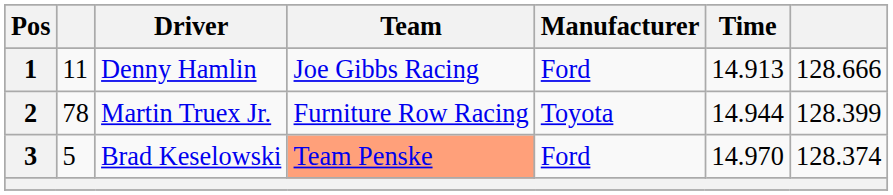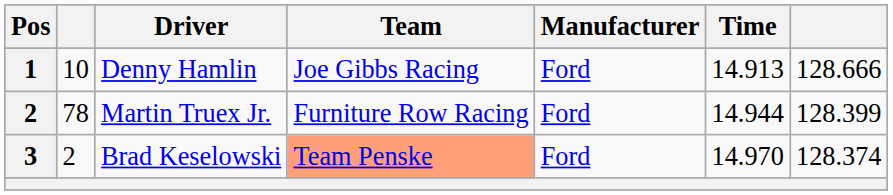(75, 69) 11 -> (76, 69) 10
(577, 113) Toyota -> (566, 113) Ford
(69, 156) 5 -> (69, 156) 2
